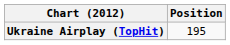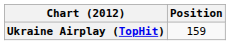(196, 31) 195 -> (196, 31) 159
